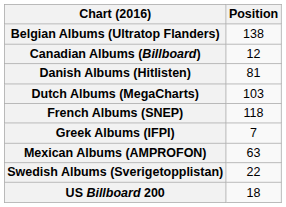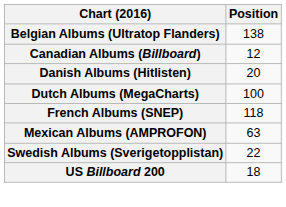(254, 73) 81 -> (254, 73) 20
(254, 93) 103 -> (254, 93) 100
- row: (115, 133)
